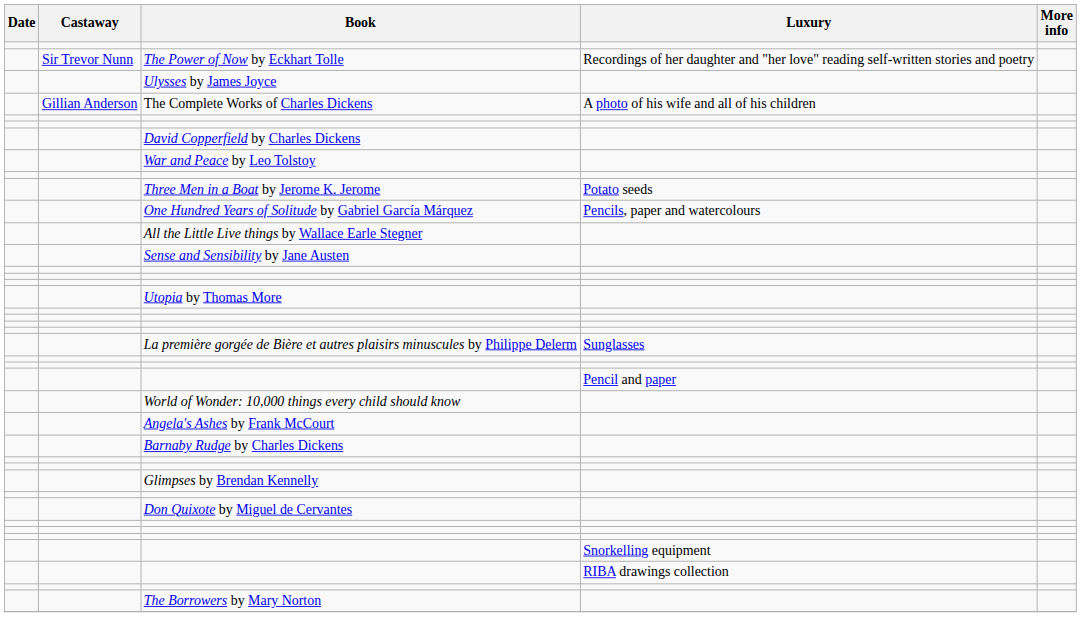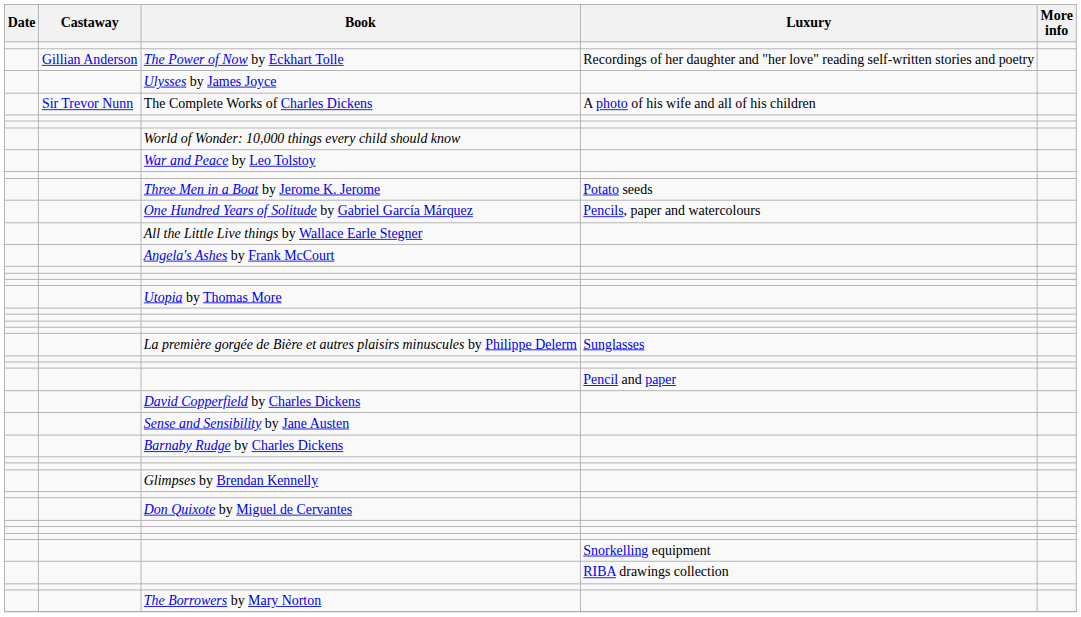(88, 59) Sir Trevor Nunn -> (90, 59) Gillian Anderson
(90, 103) Gillian Anderson -> (88, 103) Sir Trevor Nunn
rows swapped: (302, 401) <-> (252, 138)
rows swapped: (246, 255) <-> (239, 423)
